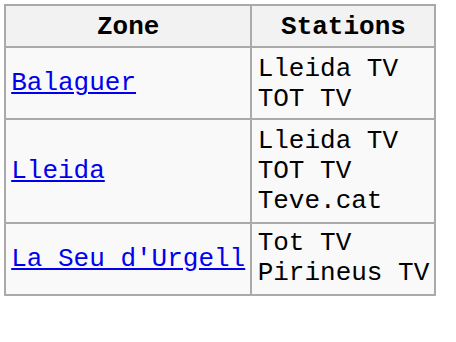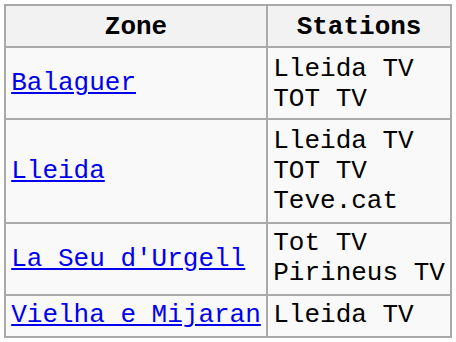+ row: (136, 316)
